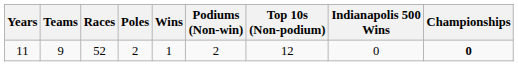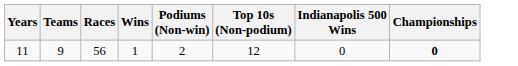- column: (135, 22)
(100, 50) 52 -> (100, 50) 56
